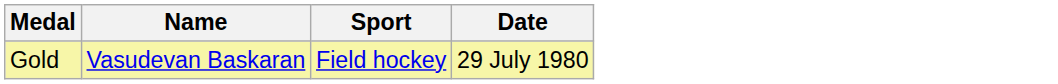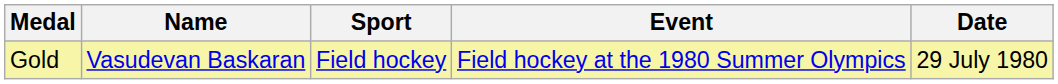+ column: (681, 22)
